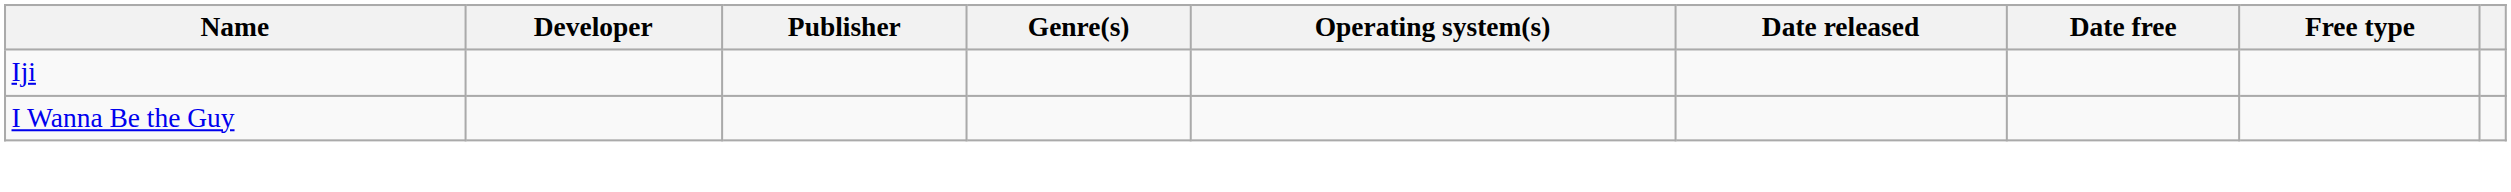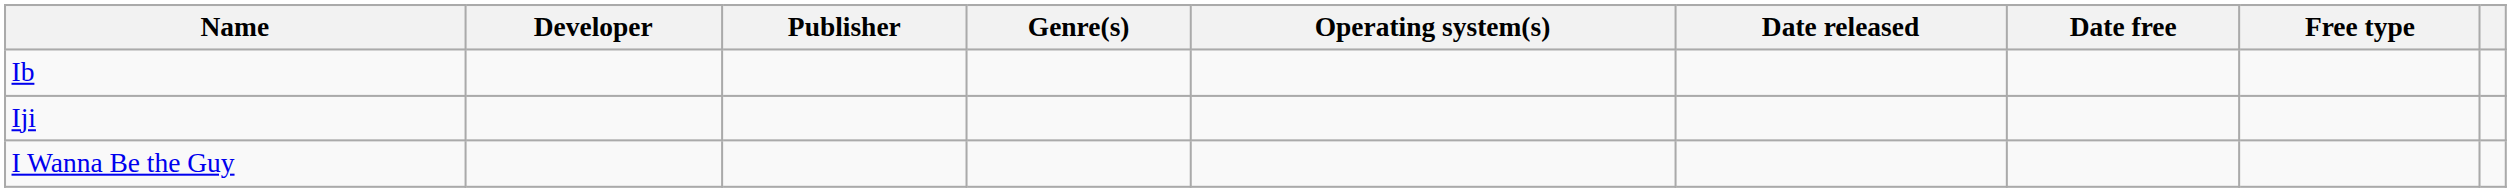+ row: (23, 72)
